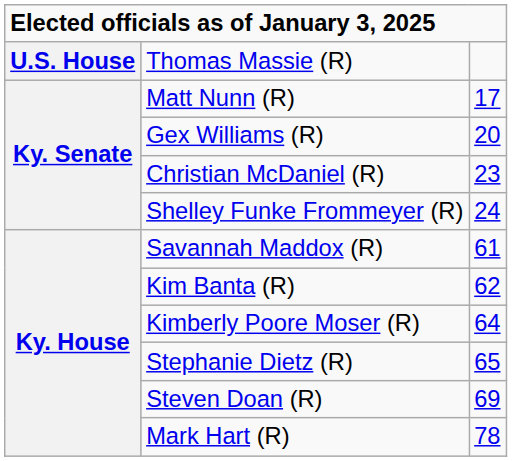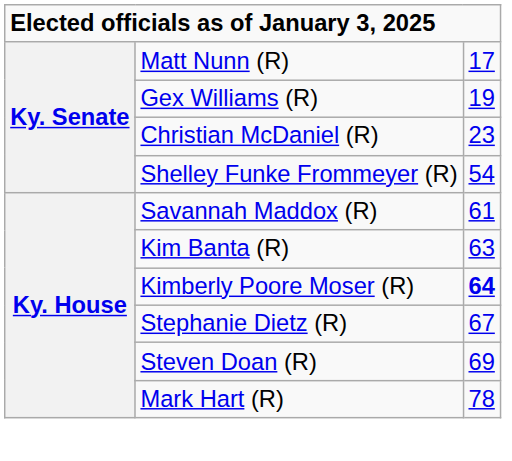- row: (249, 60)
(487, 135) 20 -> (482, 98) 19
(487, 211) 24 -> (482, 173) 54
(487, 286) 62 -> (482, 248) 63
(487, 323) normal -> (482, 286) bold
(487, 361) 65 -> (482, 323) 67
